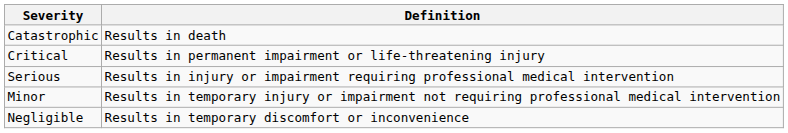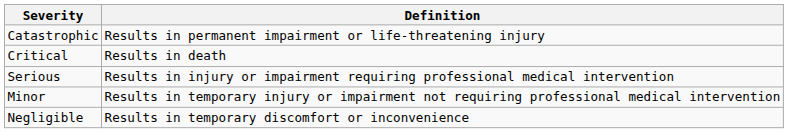(165, 35) Results in death -> (325, 35) Results in permanent impairment or life-threatening injury
(325, 56) Results in permanent impairment or life-threatening injury -> (165, 56) Results in death
